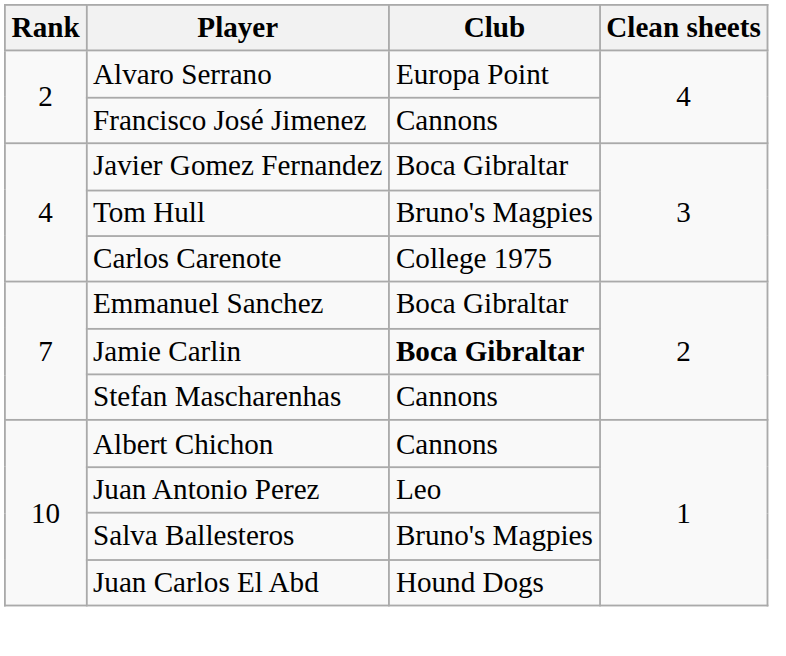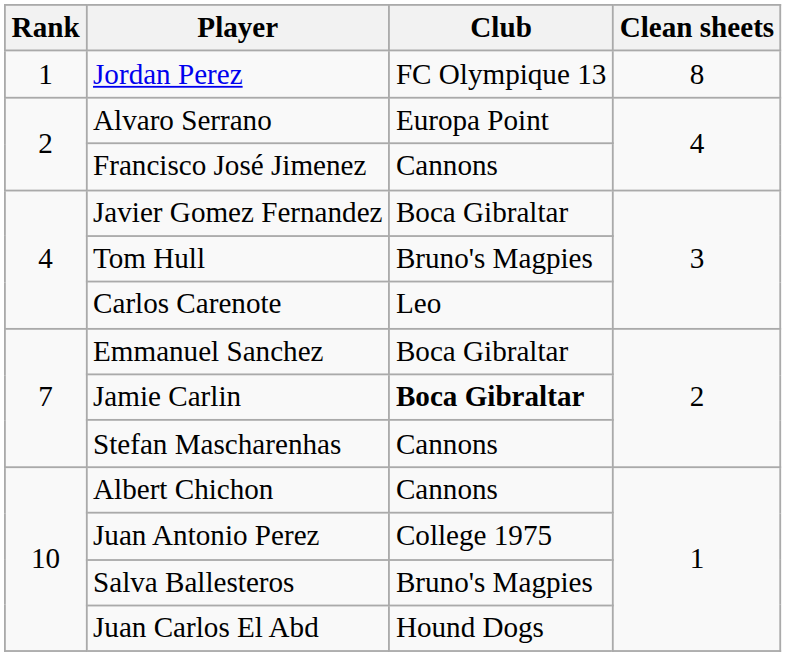+ row: (168, 73)
(474, 258) College 1975 -> (419, 304) Leo
(419, 489) Leo -> (474, 535) College 1975
